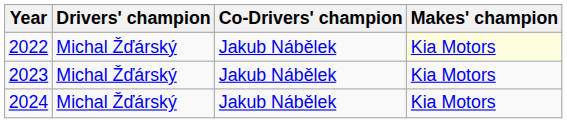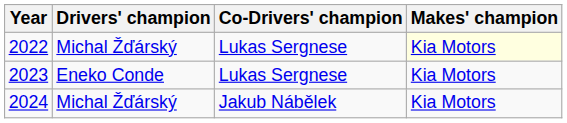(278, 46) Jakub Nábělek -> (283, 46) Lukas Sergnese
(117, 74) Michal Žďárský -> (110, 74) Eneko Conde
(278, 74) Jakub Nábělek -> (283, 74) Lukas Sergnese
